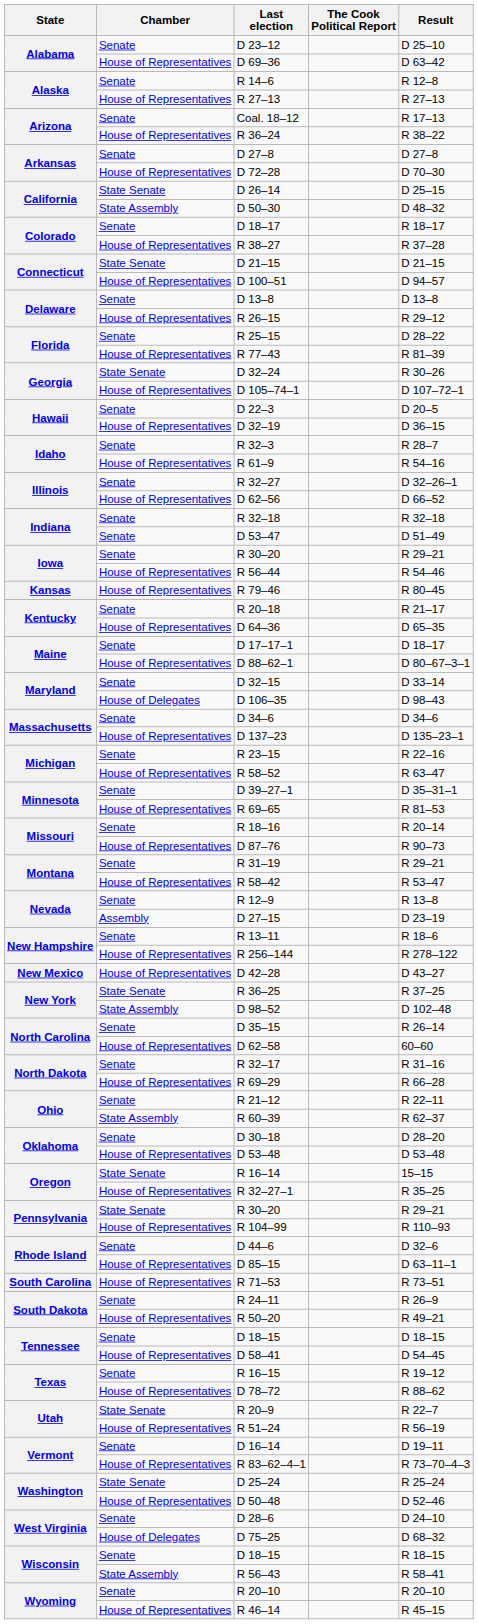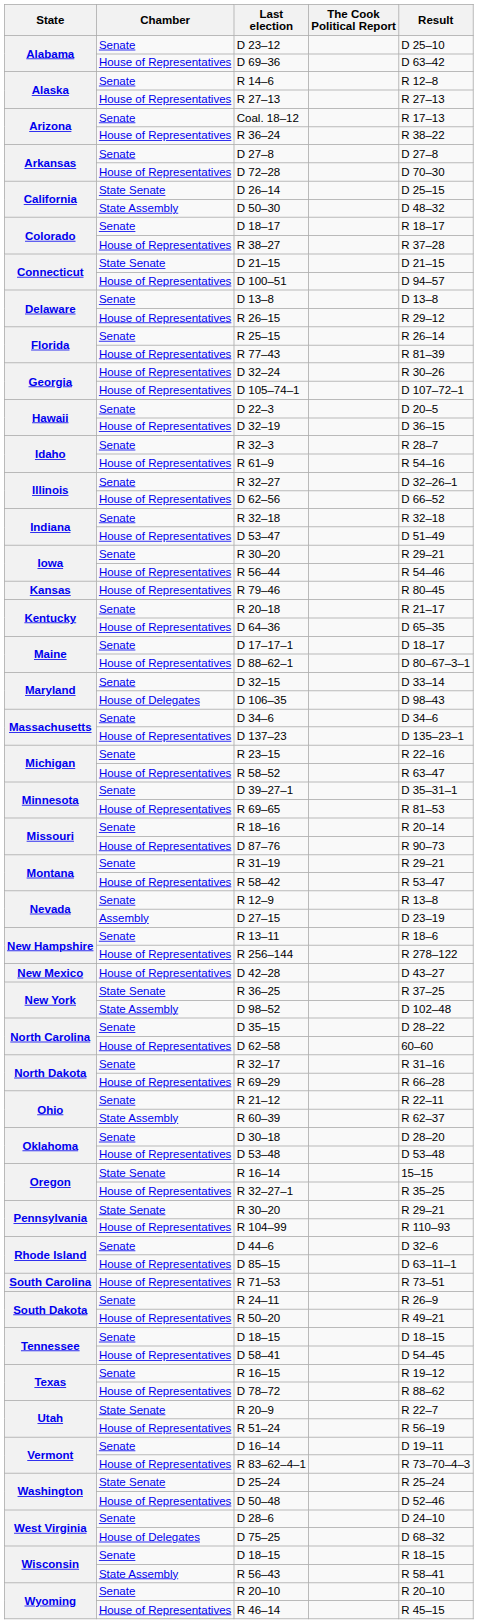(423, 336) D 28–22 -> (423, 336) R 26–14
(132, 372) State Senate -> (165, 372) House of Representatives
(117, 536) Senate -> (165, 536) House of Representatives
(423, 1028) R 26–14 -> (423, 1028) D 28–22
